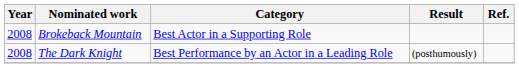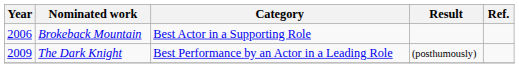(20, 33) 2008 -> (20, 33) 2006
(20, 53) 2008 -> (20, 53) 2009
